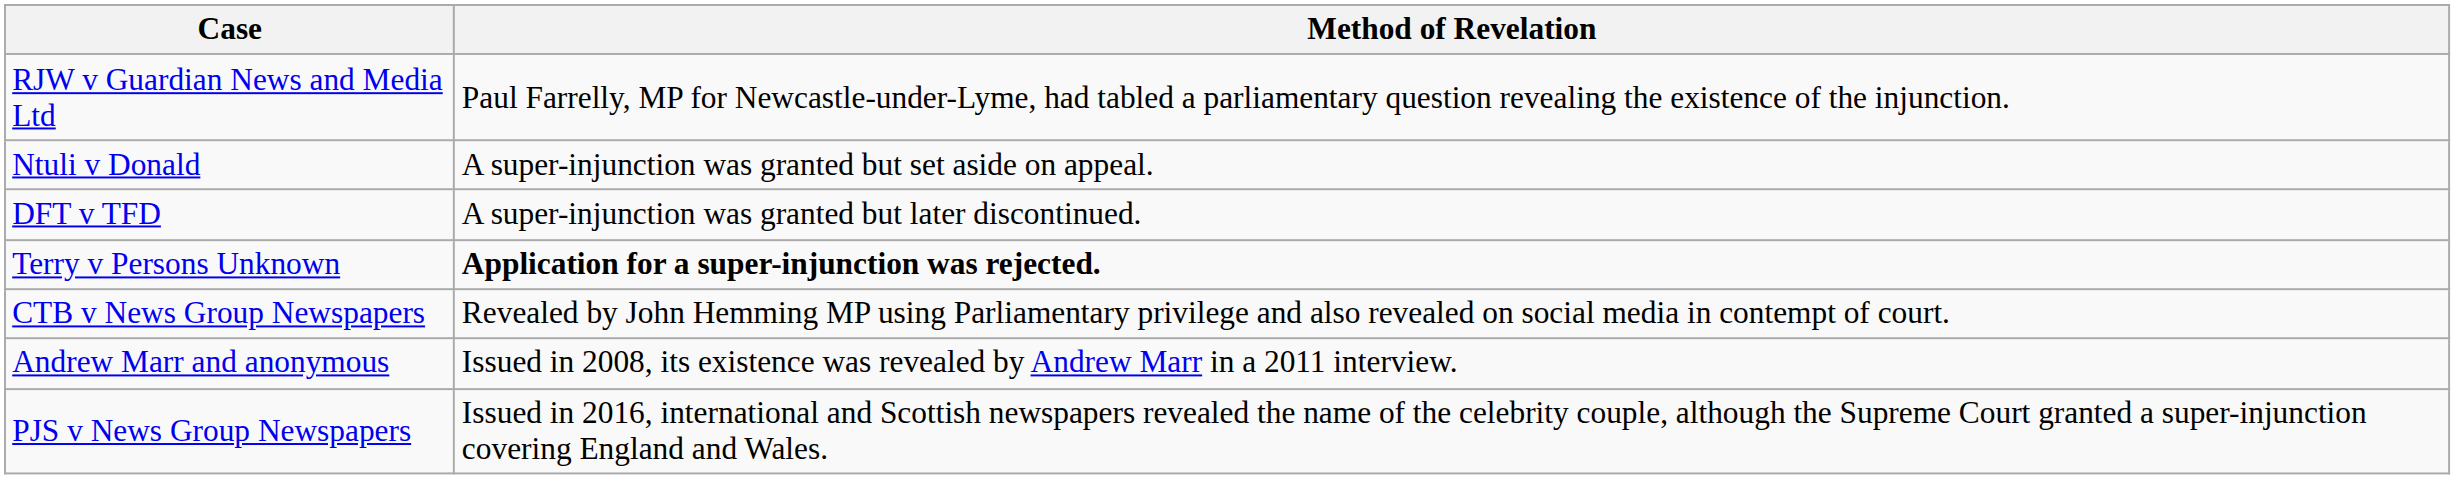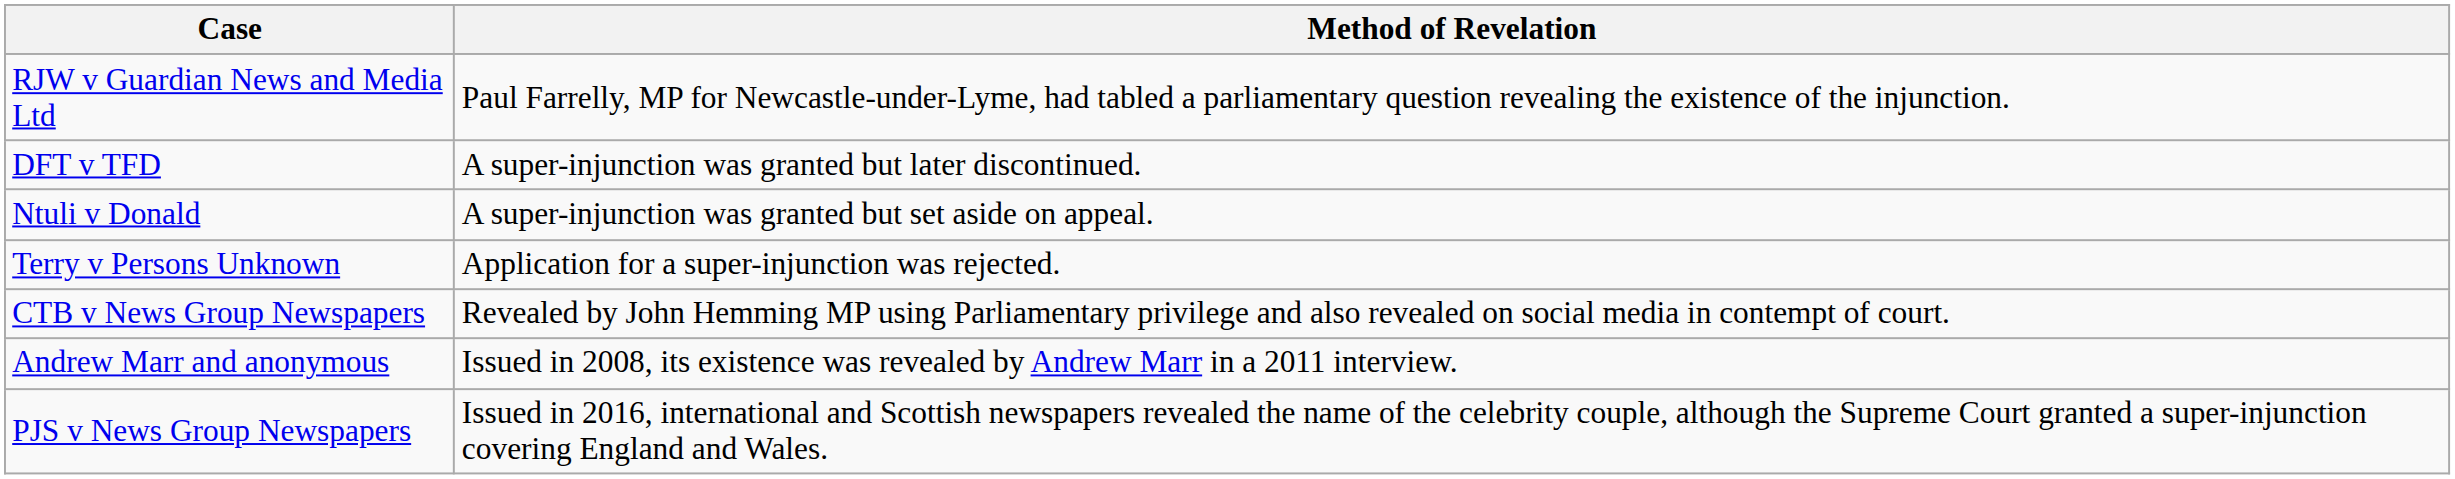rows swapped: (106, 164) <-> (87, 213)
(781, 263) bold -> (761, 263) normal
